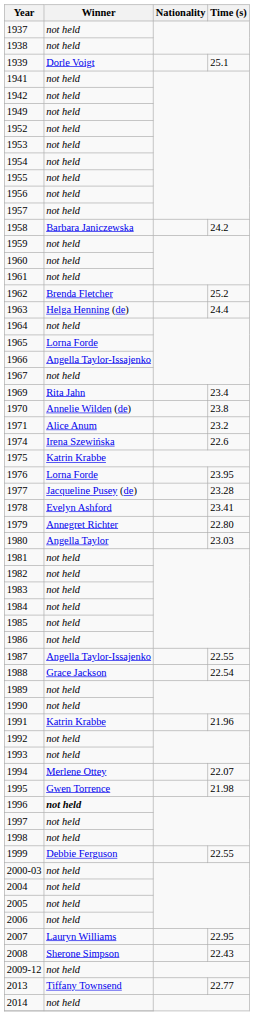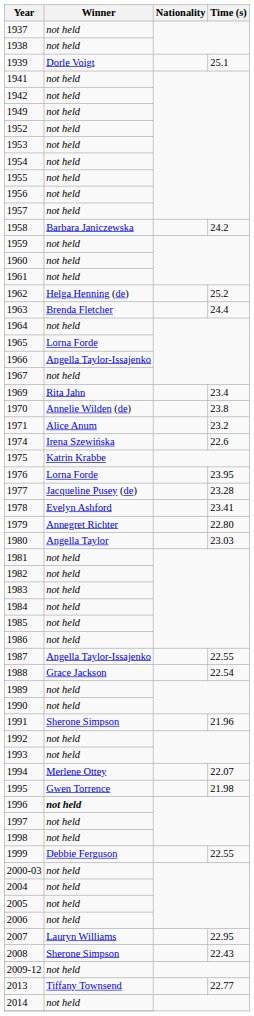(80, 293) Brenda Fletcher -> (87, 293) Helga Henning (de)
(87, 310) Helga Henning (de) -> (80, 310) Brenda Fletcher
(76, 722) Katrin Krabbe -> (83, 722) Sherone Simpson
